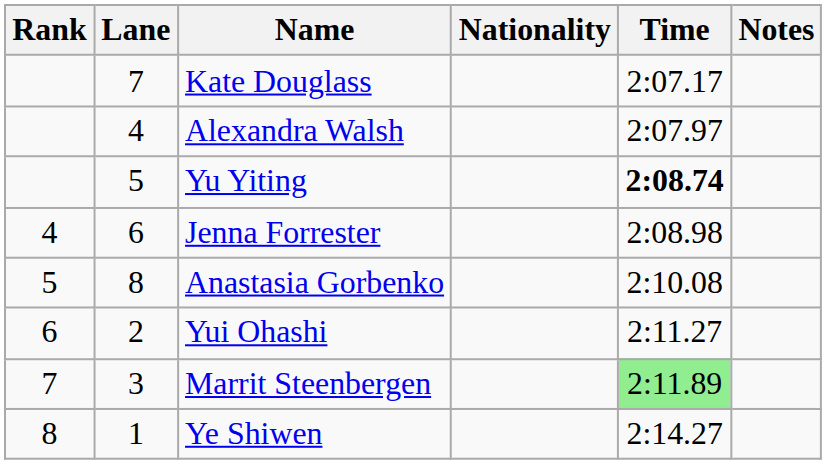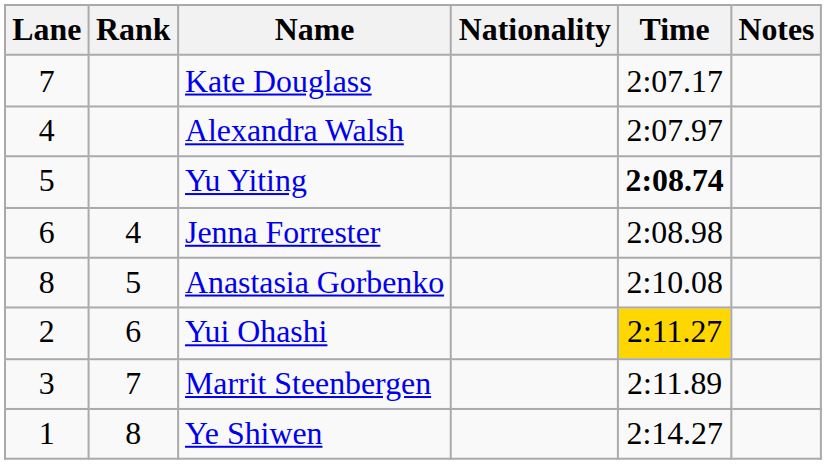columns swapped: (50, 29) <-> (136, 29)
(675, 332) no background -> (675, 332) gold background
(675, 383) lightgreen background -> (675, 383) no background
